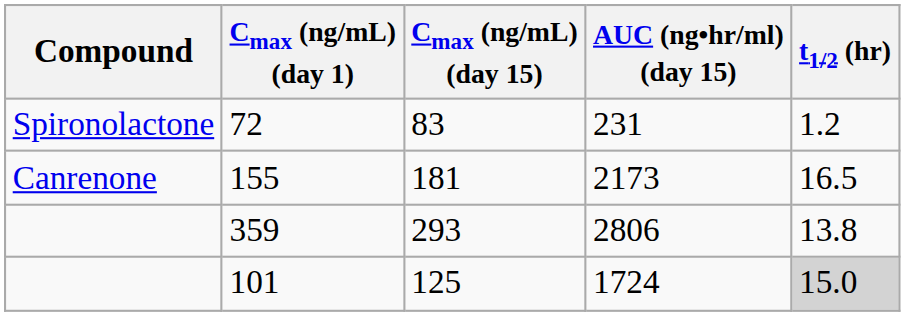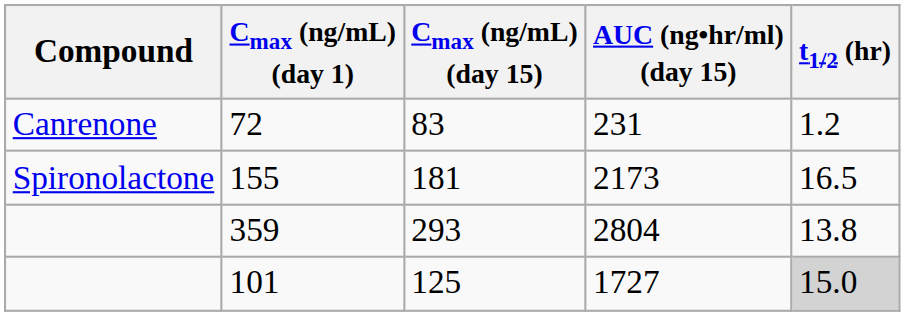(113, 124) Spironolactone -> (85, 124) Canrenone
(85, 177) Canrenone -> (113, 177) Spironolactone
(626, 230) 2806 -> (626, 230) 2804
(626, 282) 1724 -> (626, 282) 1727
